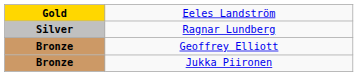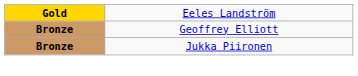- row: (229, 30)
